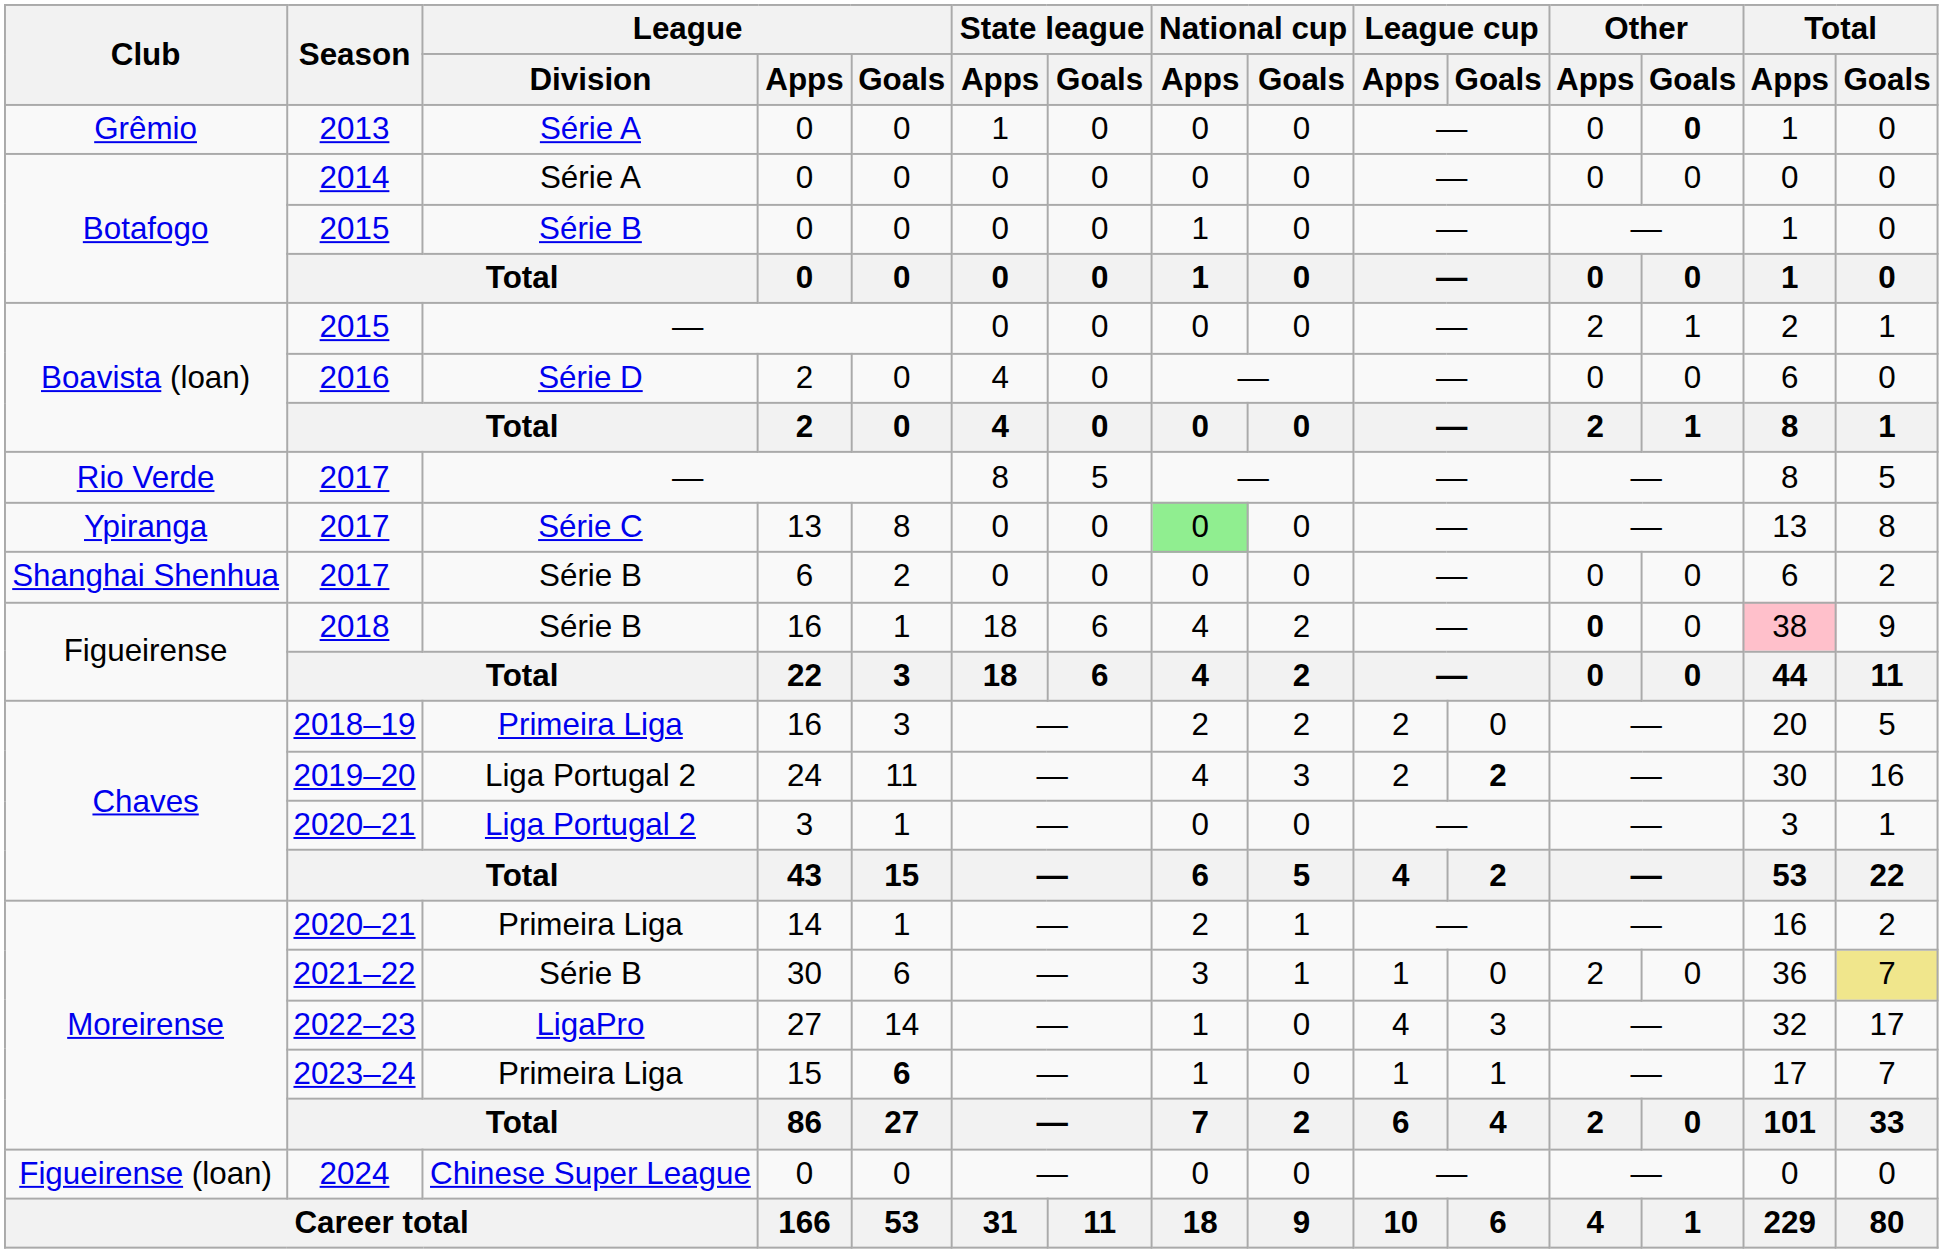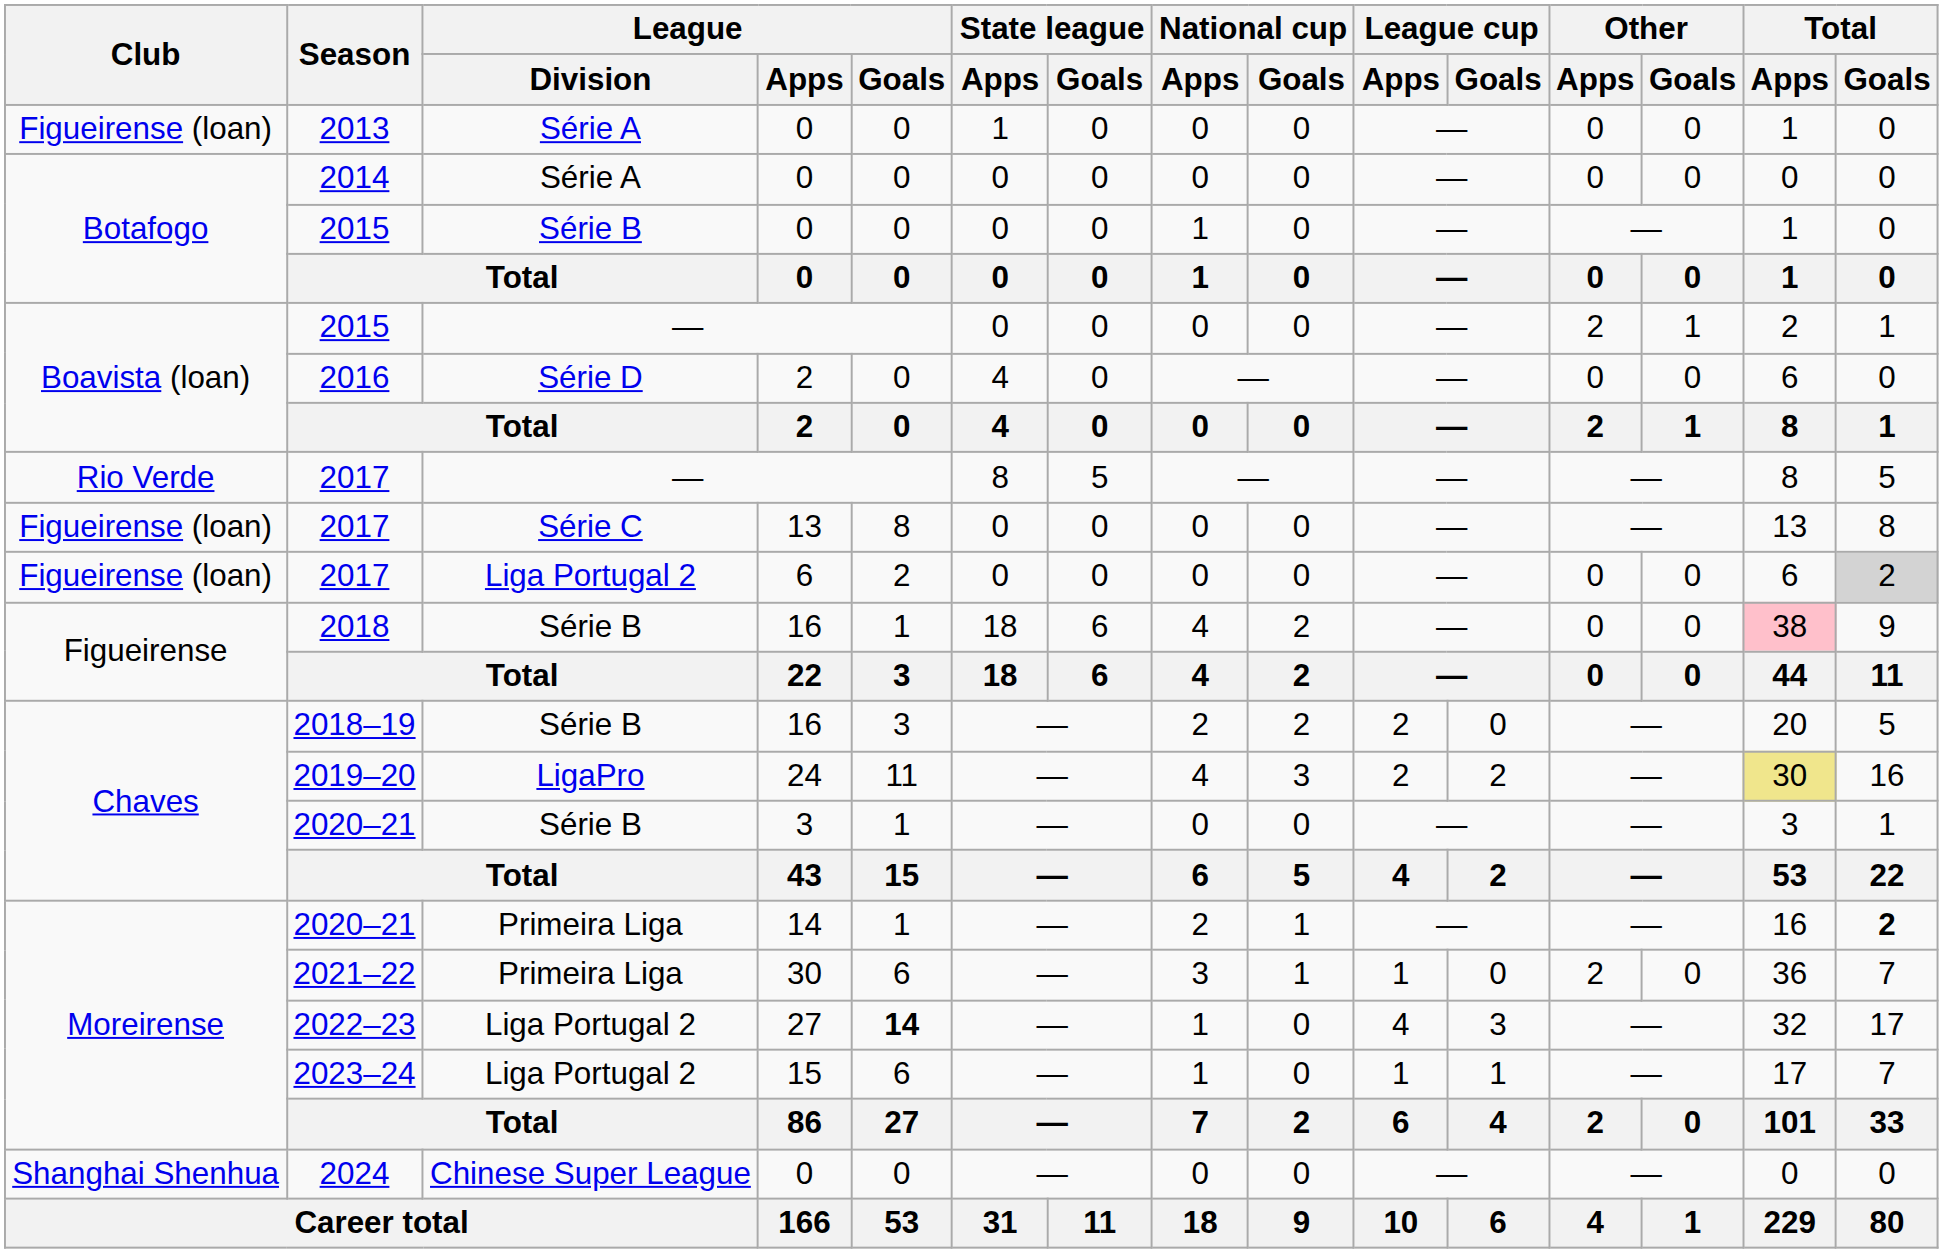(146, 128) Grêmio -> (146, 128) Figueirense (loan)
(1693, 128) bold -> (1693, 128) normal
(146, 526) Ypiranga -> (146, 526) Figueirense (loan)
(1200, 526) lightgreen background -> (1200, 526) no background
(146, 576) Shanghai Shenhua -> (146, 576) Figueirense (loan)
(590, 576) Série B -> (590, 576) Liga Portugal 2
(1887, 576) no background -> (1887, 576) lightgrey background
(1595, 626) bold -> (1595, 626) normal
(590, 725) Primeira Liga -> (590, 725) Série B
(590, 775) Liga Portugal 2 -> (590, 775) LigaPro
(1498, 775) bold -> (1498, 775) normal
(1790, 775) no background -> (1790, 775) khaki background
(590, 825) Liga Portugal 2 -> (590, 825) Série B
(1887, 924) normal -> (1887, 924) bold
(590, 974) Série B -> (590, 974) Primeira Liga
(1887, 974) khaki background -> (1887, 974) no background
(590, 1024) LigaPro -> (590, 1024) Liga Portugal 2
(902, 1024) normal -> (902, 1024) bold
(590, 1073) Primeira Liga -> (590, 1073) Liga Portugal 2
(902, 1073) bold -> (902, 1073) normal
(146, 1173) Figueirense (loan) -> (146, 1173) Shanghai Shenhua
